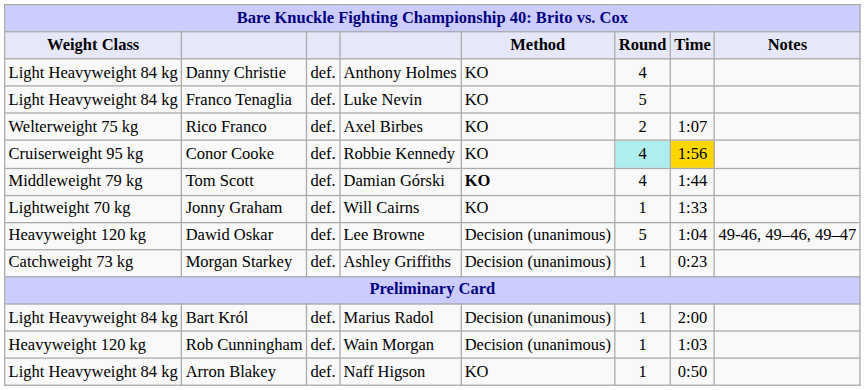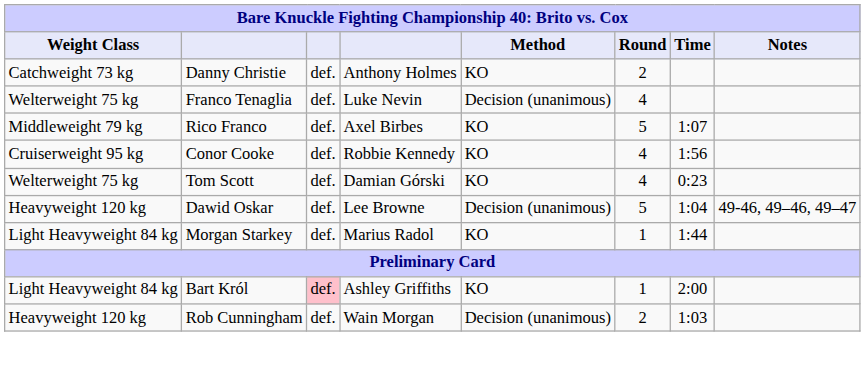(93, 72) Light Heavyweight 84 kg -> (71, 72) Catchweight 73 kg
(643, 72) 4 -> (643, 72) 2
(93, 99) Light Heavyweight 84 kg -> (73, 99) Welterweight 75 kg
(477, 99) KO -> (538, 99) Decision (unanimous)
(643, 99) 5 -> (643, 99) 4
(73, 126) Welterweight 75 kg -> (76, 126) Middleweight 79 kg
(643, 126) 2 -> (643, 126) 5
(643, 153) paleturquoise background -> (643, 153) no background
(693, 153) gold background -> (693, 153) no background
(76, 181) Middleweight 79 kg -> (73, 181) Welterweight 75 kg
(478, 181) bold -> (477, 181) normal
(693, 181) 1:44 -> (693, 181) 0:23
- row: (234, 208)
(71, 262) Catchweight 73 kg -> (93, 235) Light Heavyweight 84 kg
(397, 262) Ashley Griffiths -> (389, 235) Marius Radol
(538, 262) Decision (unanimous) -> (477, 235) KO
(693, 262) 0:23 -> (693, 235) 1:44
(323, 317) no background -> (323, 290) pink background
(389, 317) Marius Radol -> (397, 290) Ashley Griffiths
(538, 317) Decision (unanimous) -> (477, 290) KO
(643, 344) 1 -> (643, 317) 2
- row: (231, 371)
